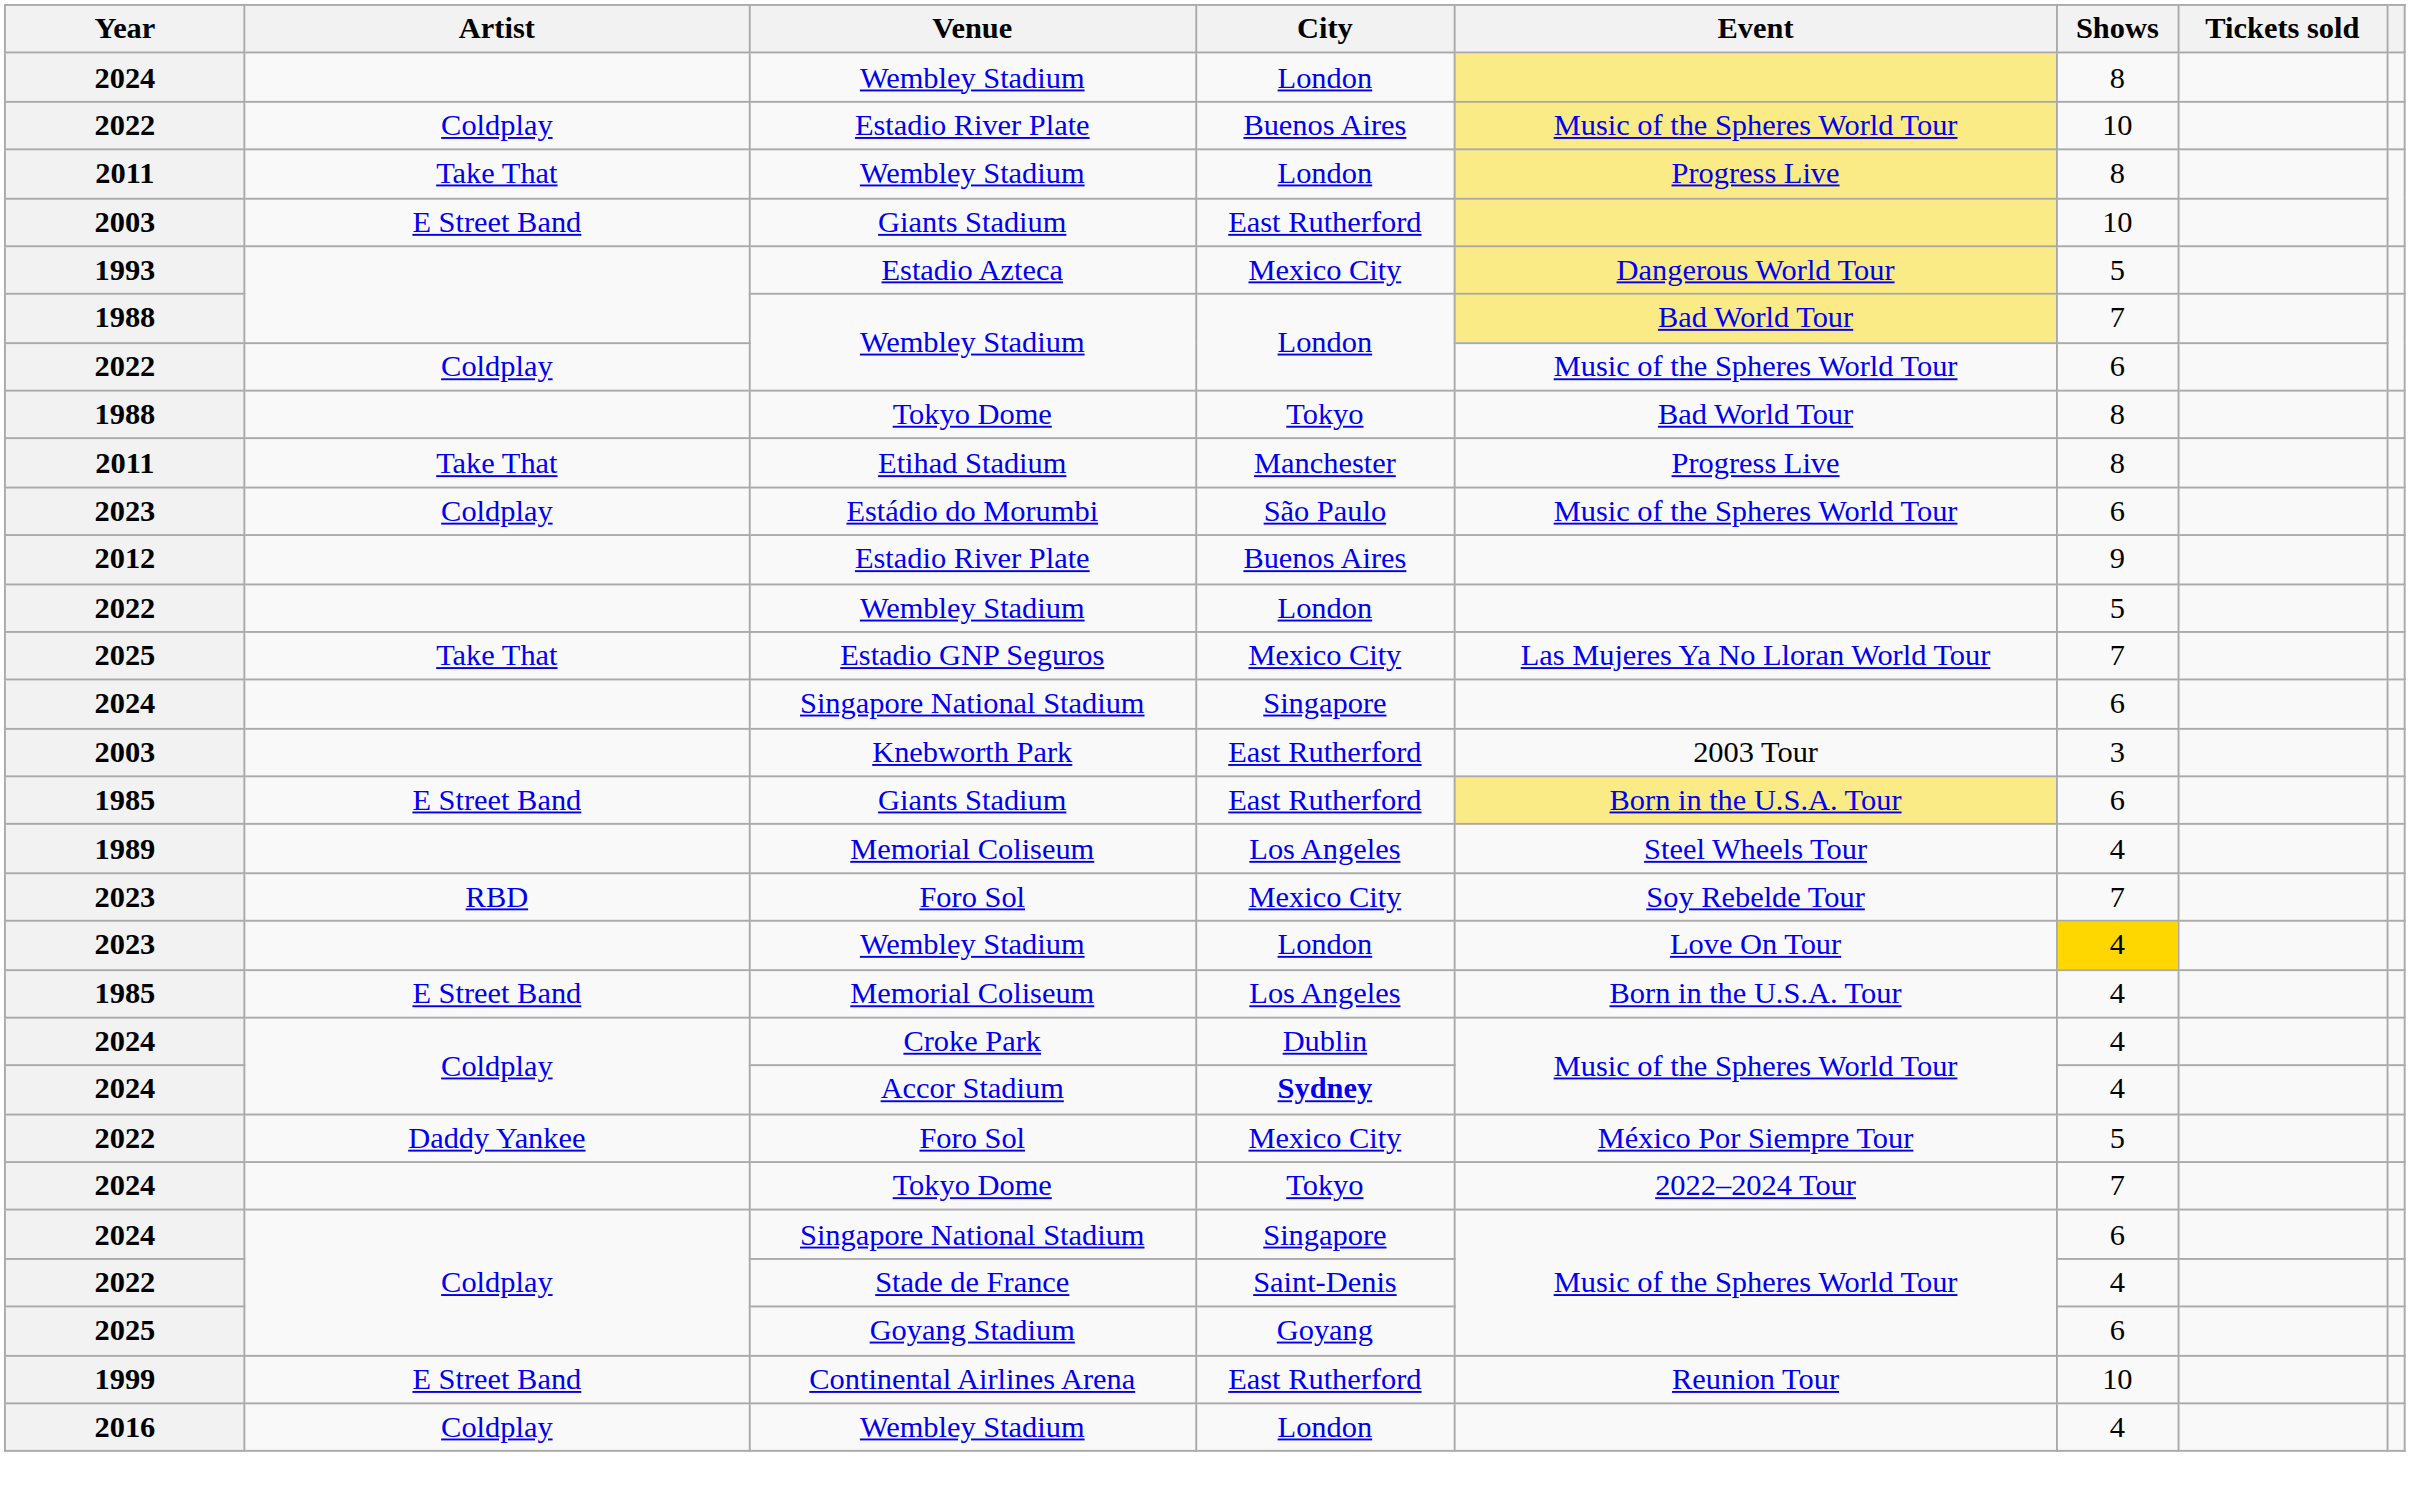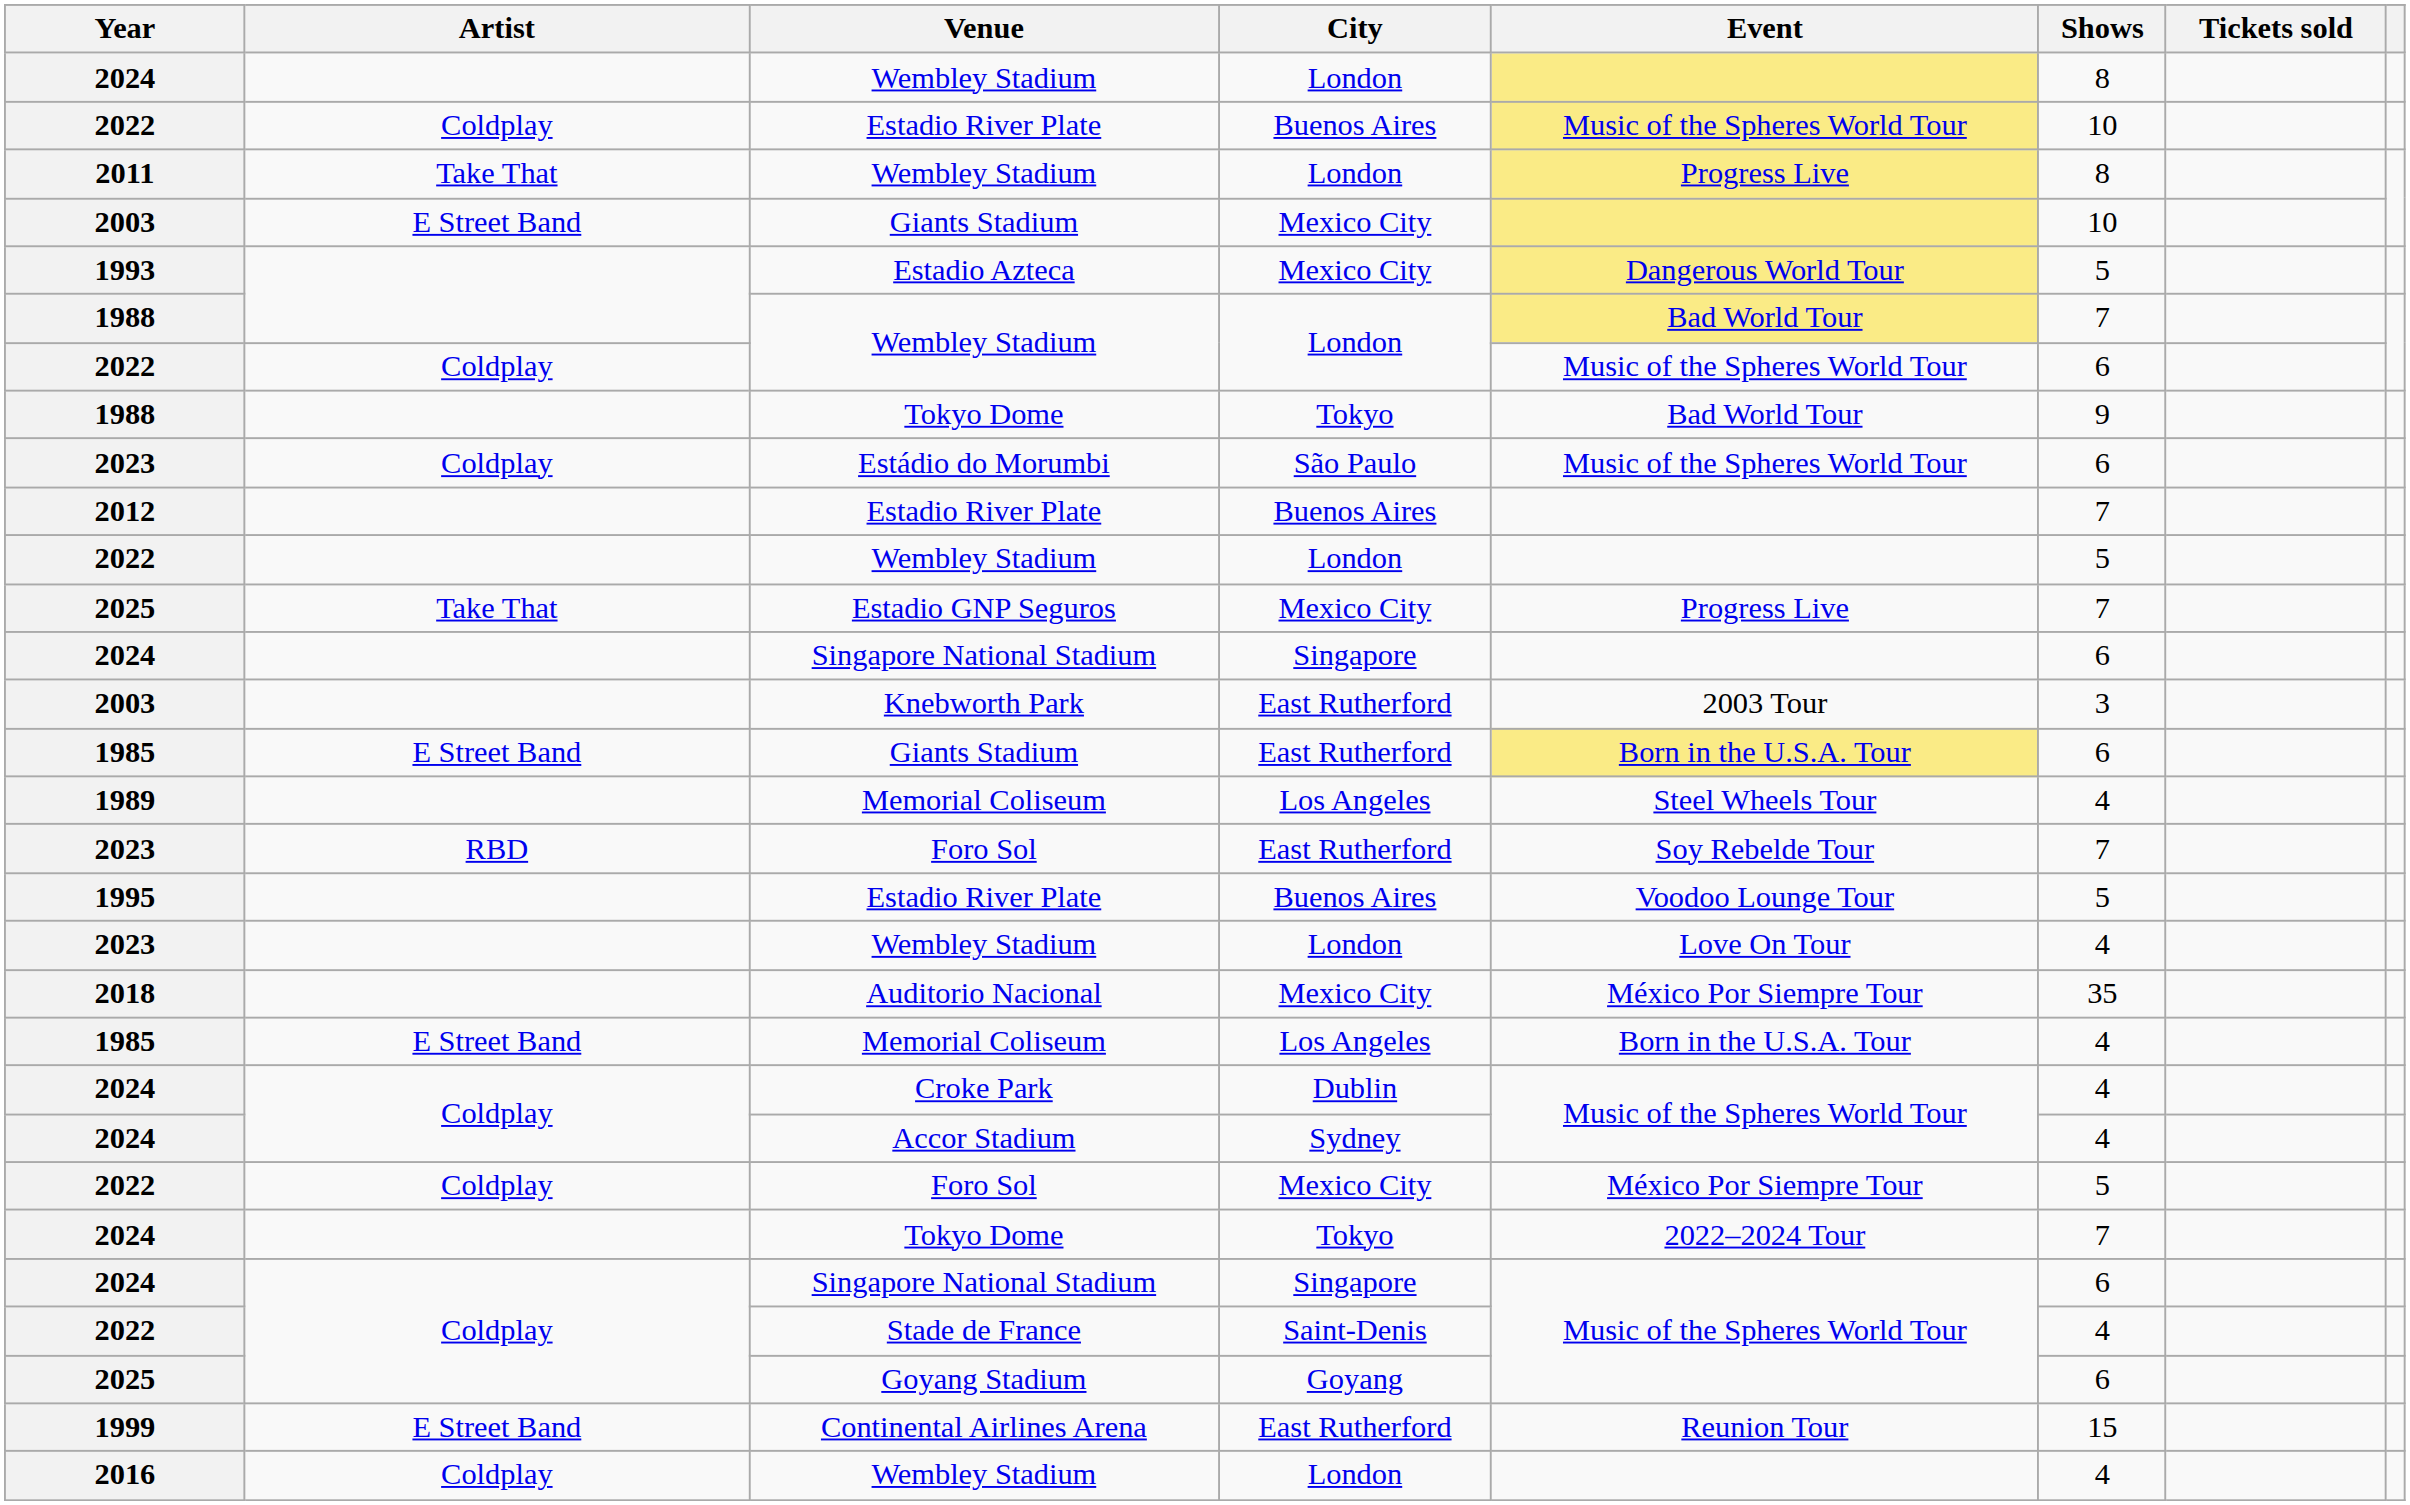(1325, 221) East Rutherford -> (1355, 221) Mexico City
(2117, 414) 8 -> (2102, 414) 9
- row: (125, 462)
(2117, 558) 9 -> (2102, 510) 7
(1756, 655) Las Mujeres Ya No Lloran World Tour -> (1765, 607) Progress Live
(1325, 896) Mexico City -> (1355, 848) East Rutherford
+ row: (125, 896)
(2117, 944) gold background -> (2102, 944) no background
+ row: (125, 992)
(1325, 1089) bold -> (1355, 1137) normal
(497, 1137) Daddy Yankee -> (497, 1185) Coldplay
(2117, 1378) 10 -> (2102, 1426) 15
